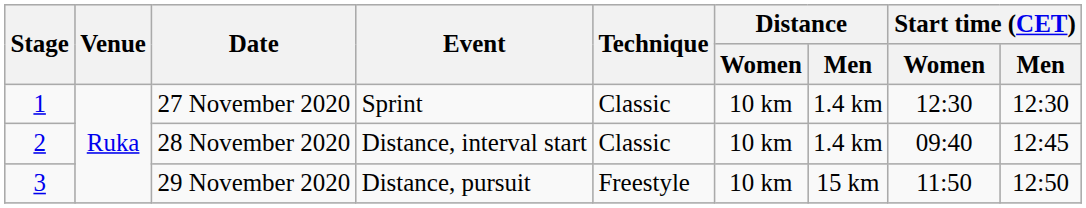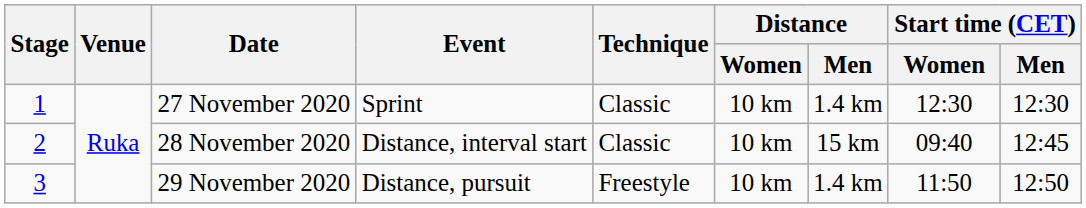(848, 143) 1.4 km -> (848, 143) 15 km
(848, 182) 15 km -> (848, 182) 1.4 km
